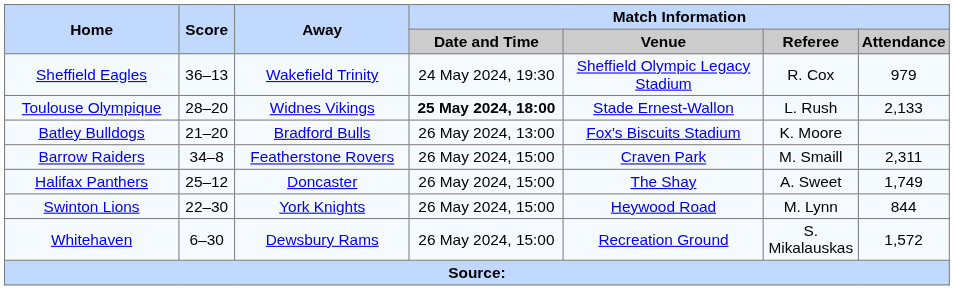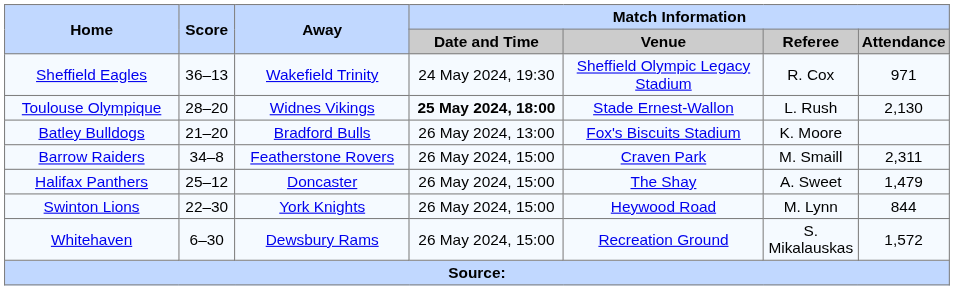(904, 75) 979 -> (904, 75) 971
(904, 108) 2,133 -> (904, 108) 2,130
(904, 182) 1,749 -> (904, 182) 1,479
